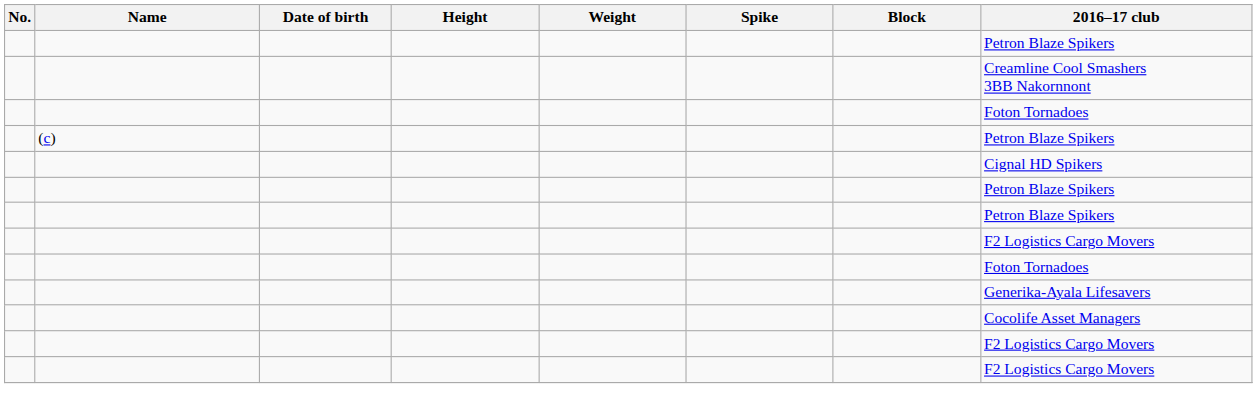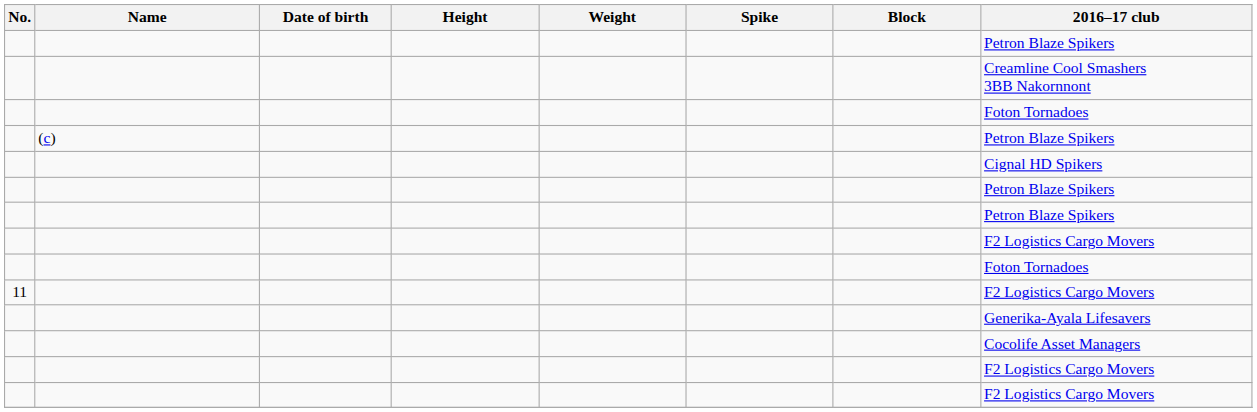+ row: (20, 292)
